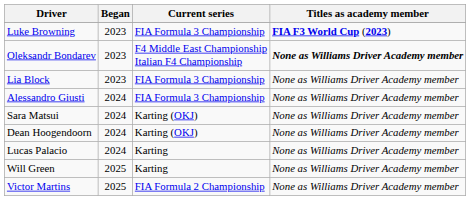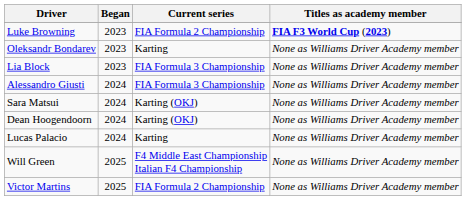(200, 31) FIA Formula 3 Championship -> (200, 31) FIA Formula 2 Championship
(201, 55) F4 Middle East Championship Italian F4 Championship -> (151, 49) Karting
(368, 55) bold -> (365, 49) normal
(151, 169) Karting -> (201, 162) F4 Middle East Championship Italian F4 Championship
